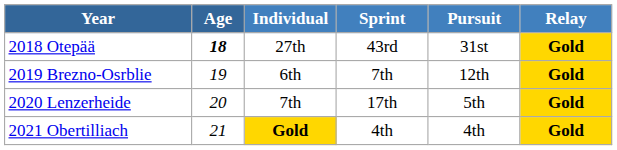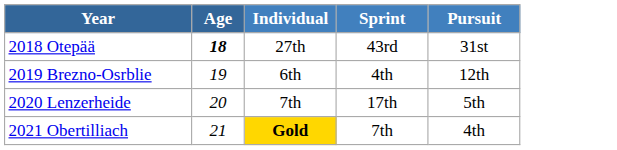- column: (566, 18)
(382, 74) 7th -> (382, 74) 4th
(382, 131) 4th -> (382, 131) 7th
